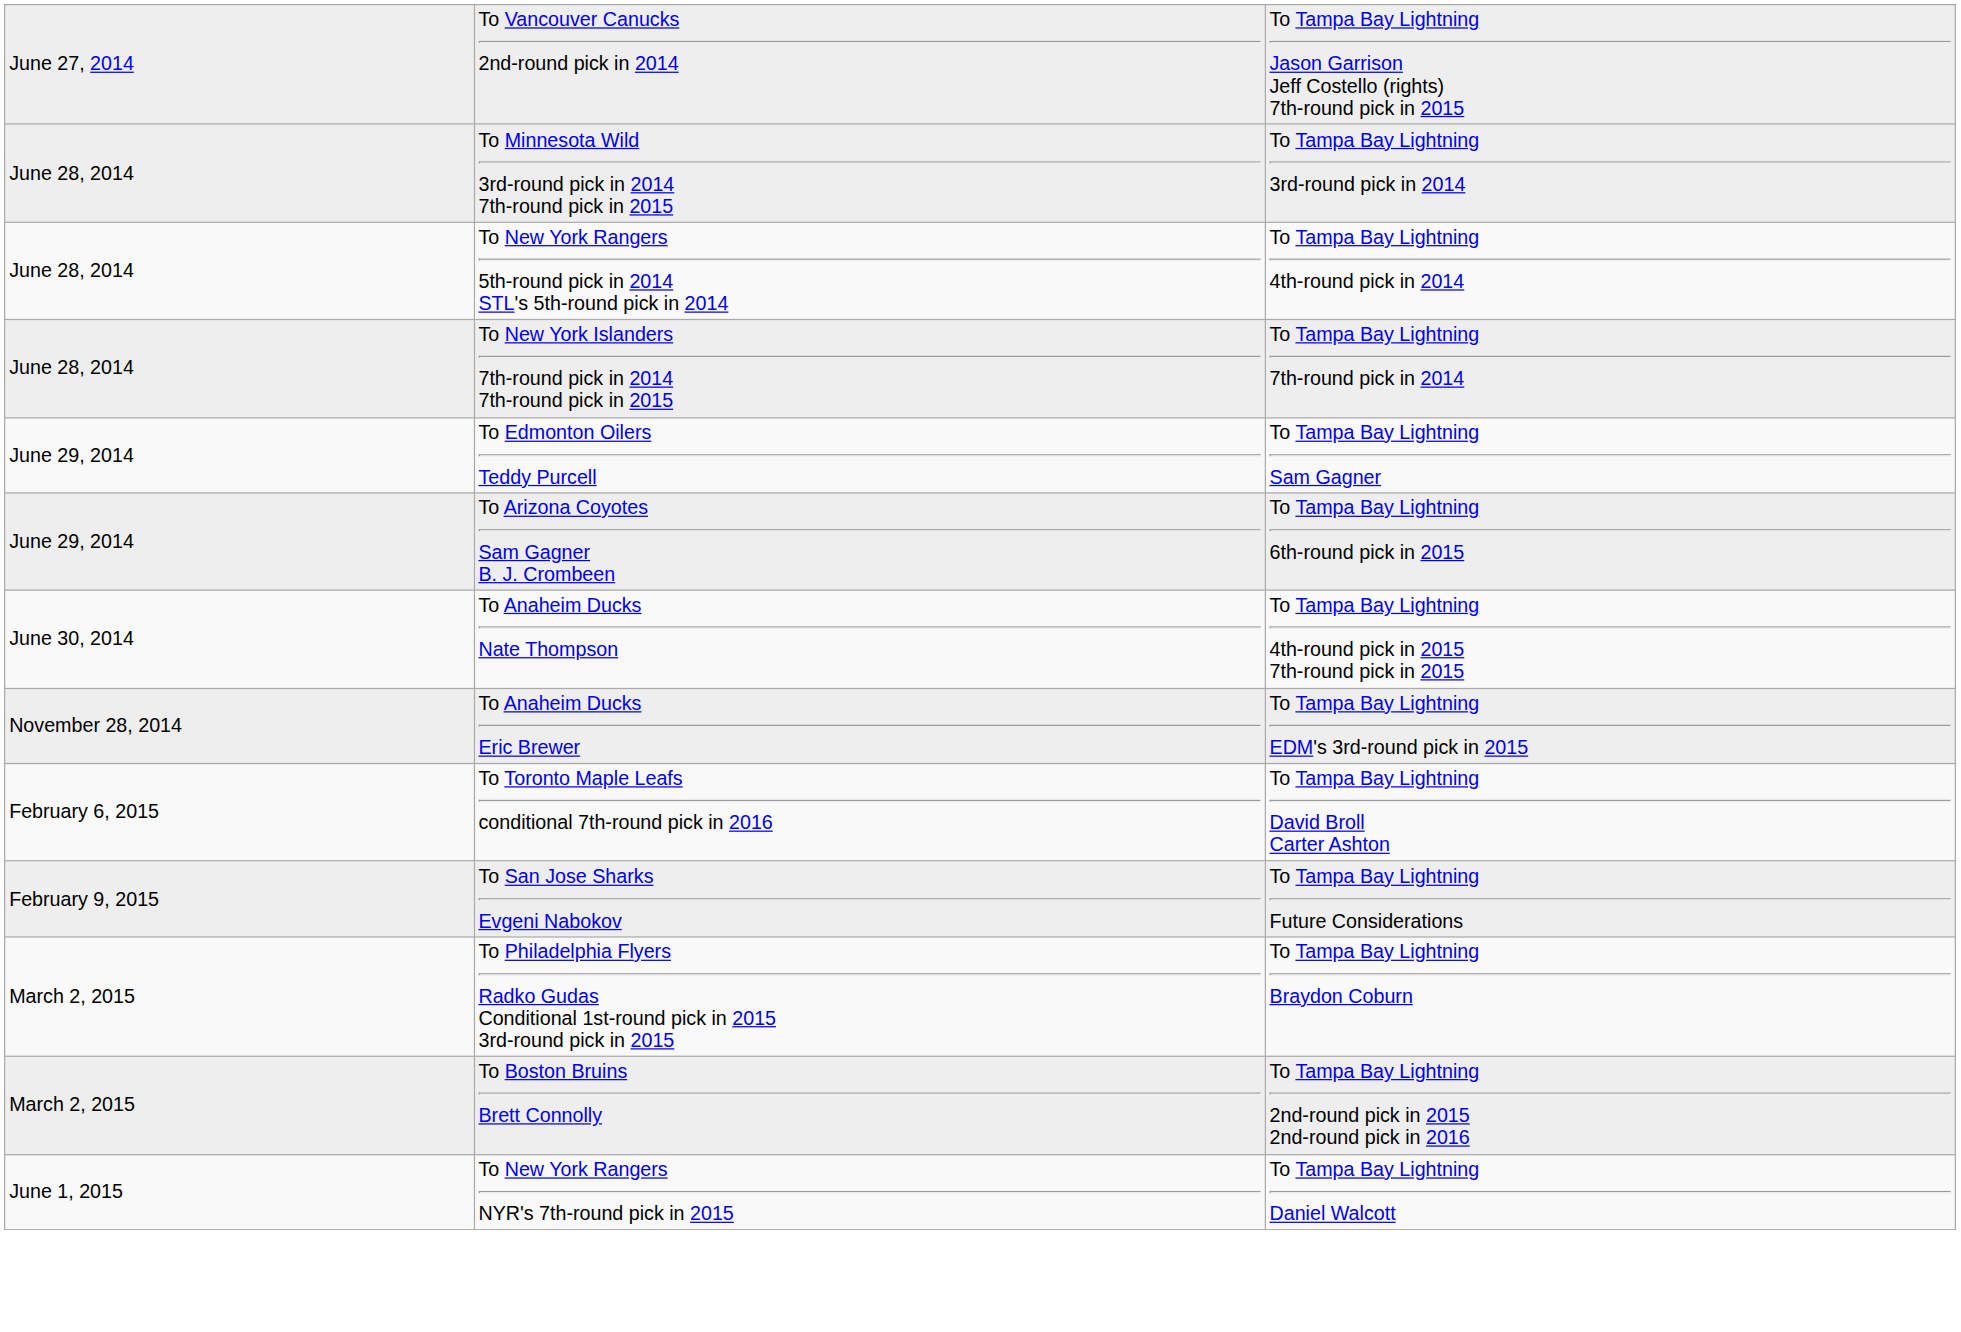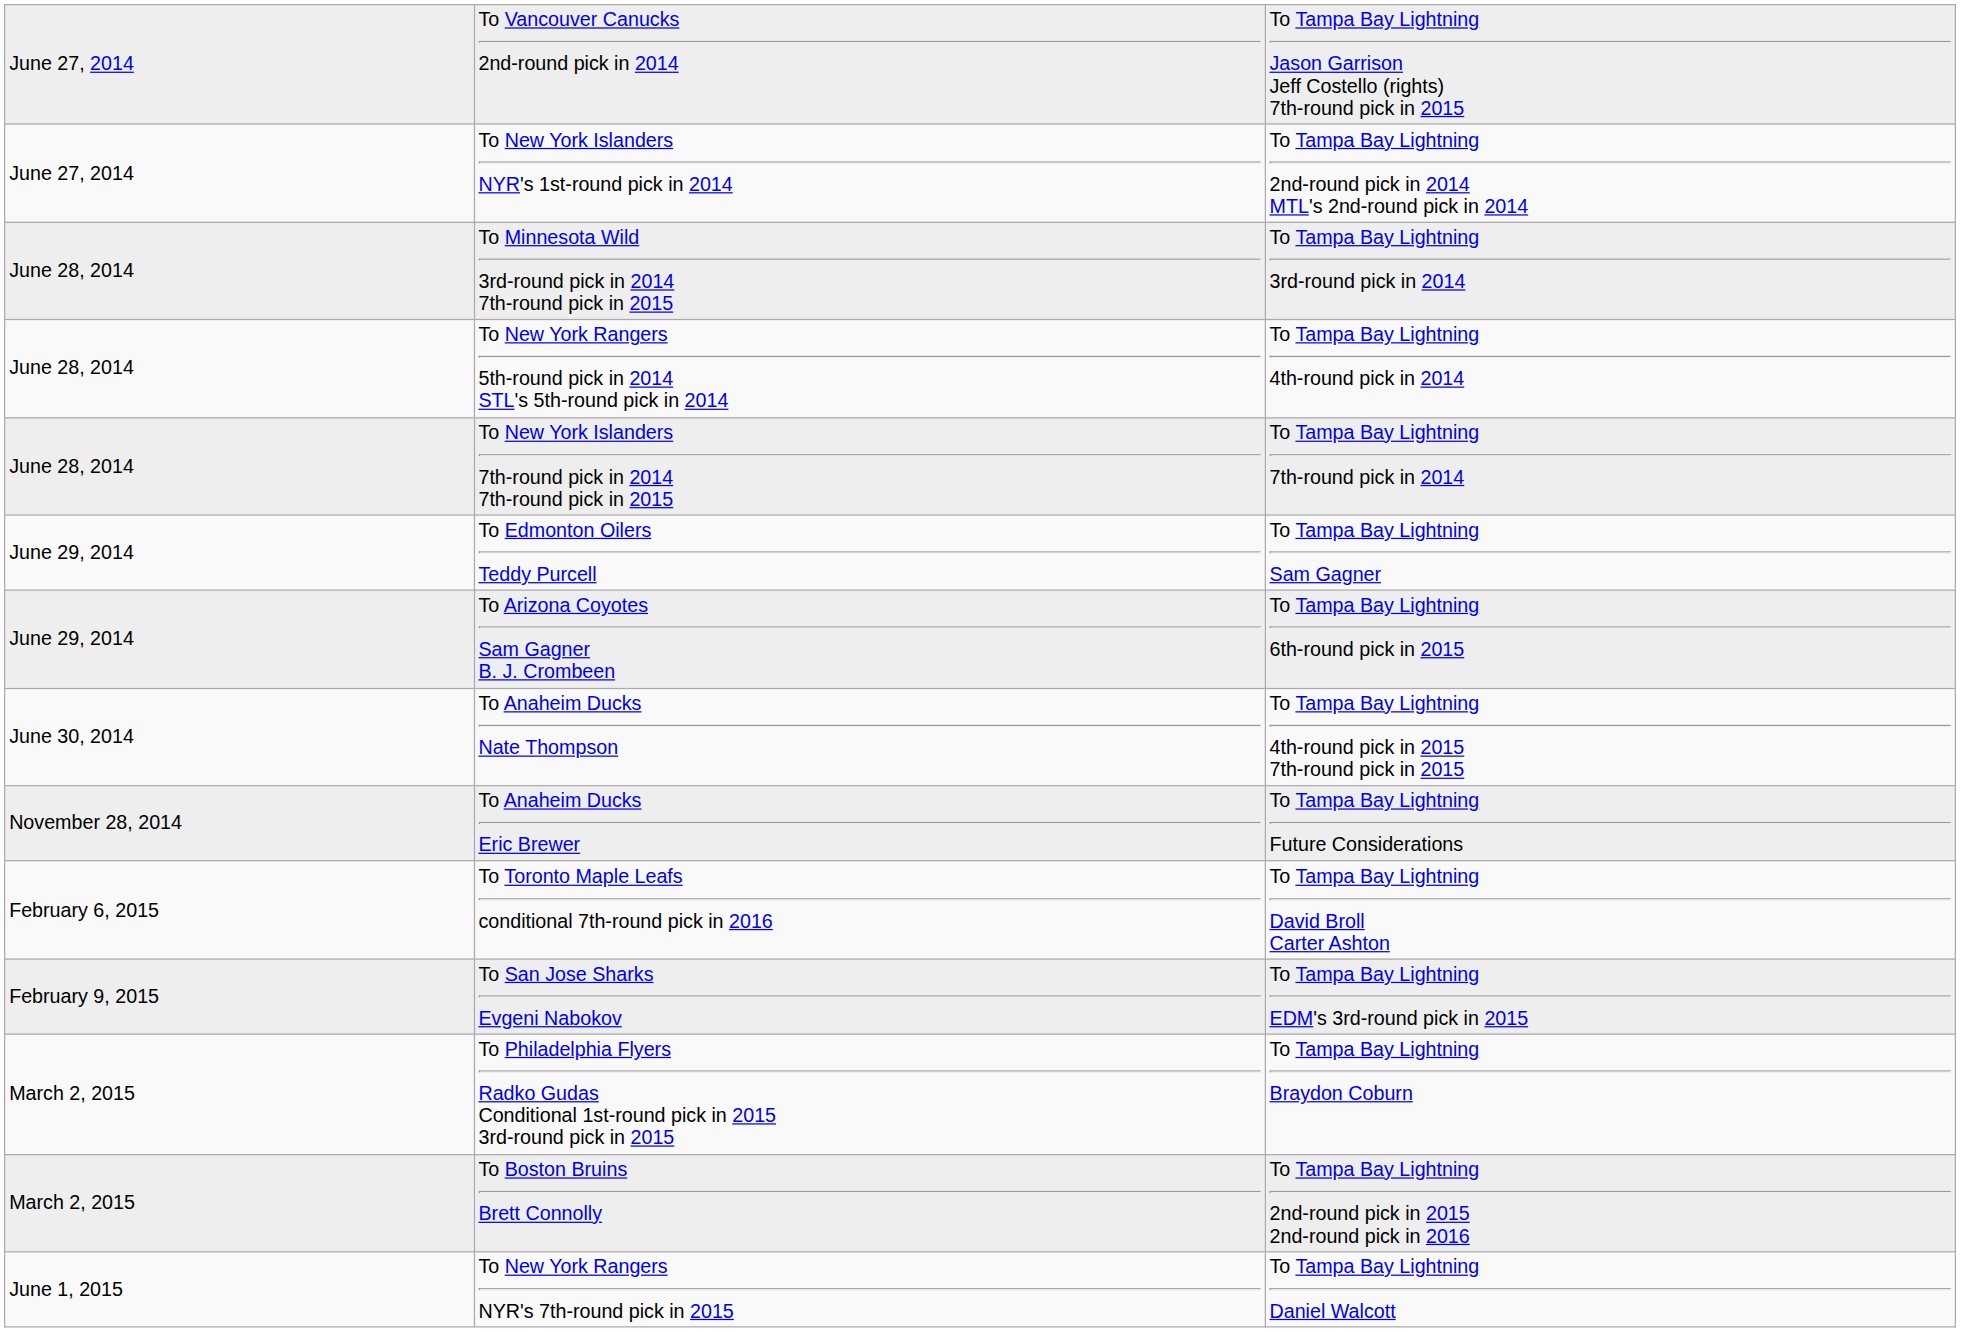+ row: (869, 162)
(1610, 725) To Tampa Bay Lightning EDM's 3rd-round pick in 2015 -> (1610, 823) To Tampa Bay Lightning Future Considerations
(1610, 898) To Tampa Bay Lightning Future Considerations -> (1610, 996) To Tampa Bay Lightning EDM's 3rd-round pick in 2015
